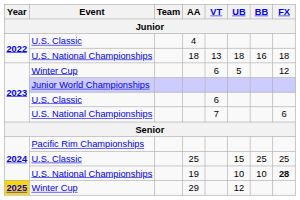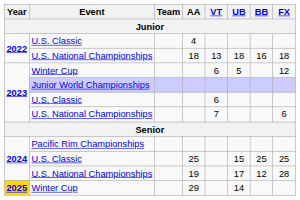(239, 173) 10 -> (239, 173) 17
(262, 173) 10 -> (262, 173) 12
(284, 173) bold -> (284, 173) normal
(239, 188) 12 -> (239, 188) 14
